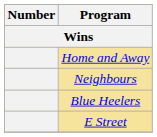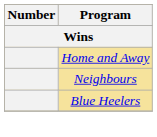- row: (105, 121)
